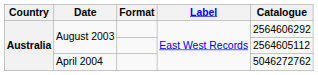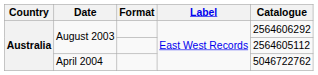(282, 62) 5046272762 -> (282, 62) 5046722762
